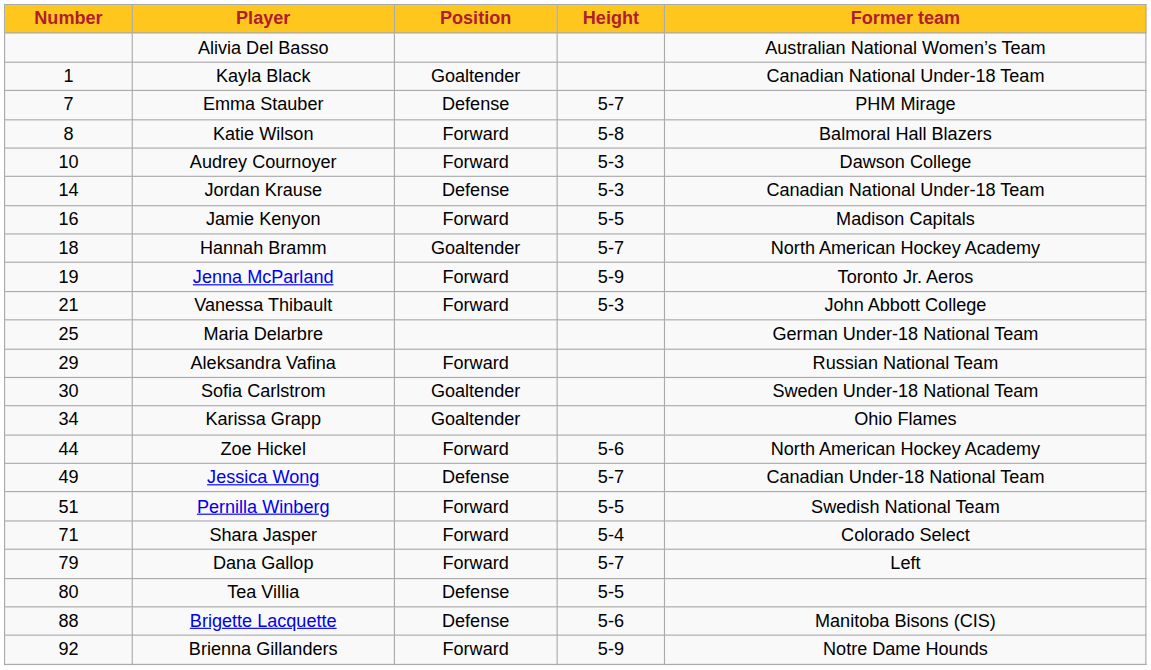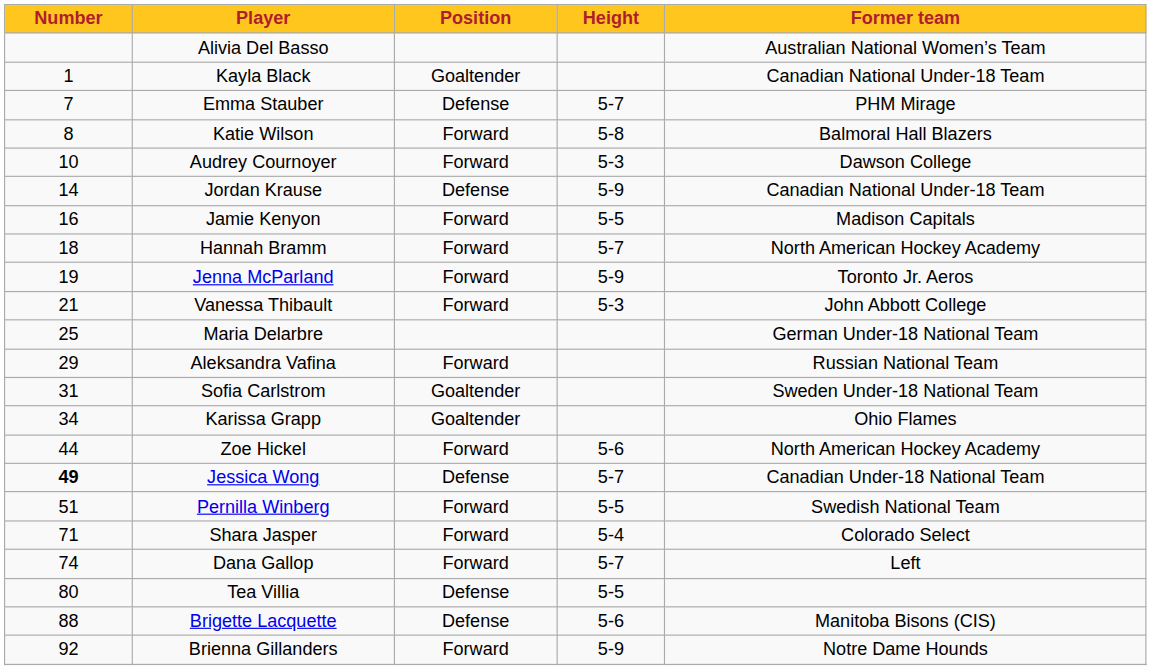(611, 190) 5-3 -> (611, 190) 5-9
(476, 248) Goaltender -> (476, 248) Forward
(68, 391) 30 -> (68, 391) 31
(68, 477) normal -> (68, 477) bold
(68, 563) 79 -> (68, 563) 74
